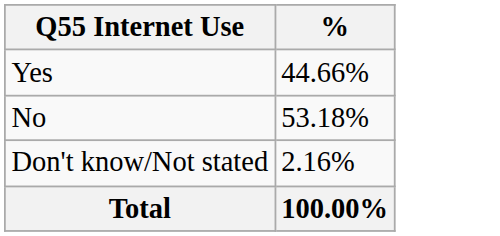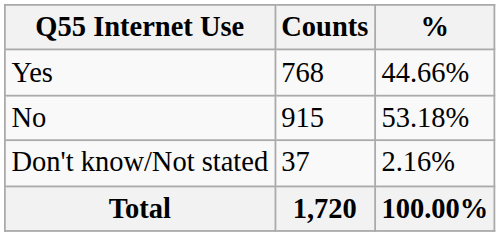+ column: (325, 27)
